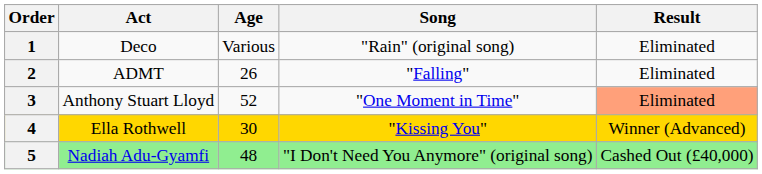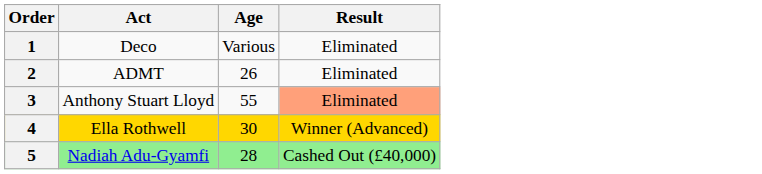- column: (438, 18)
(249, 100) 52 -> (249, 100) 55
(249, 155) 48 -> (249, 155) 28
